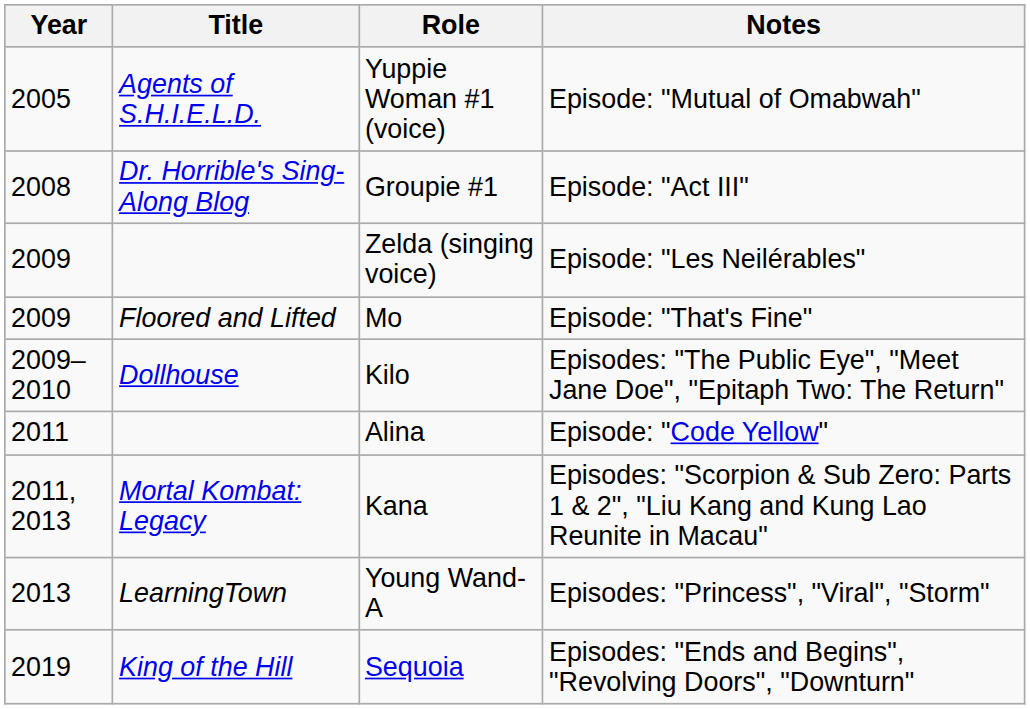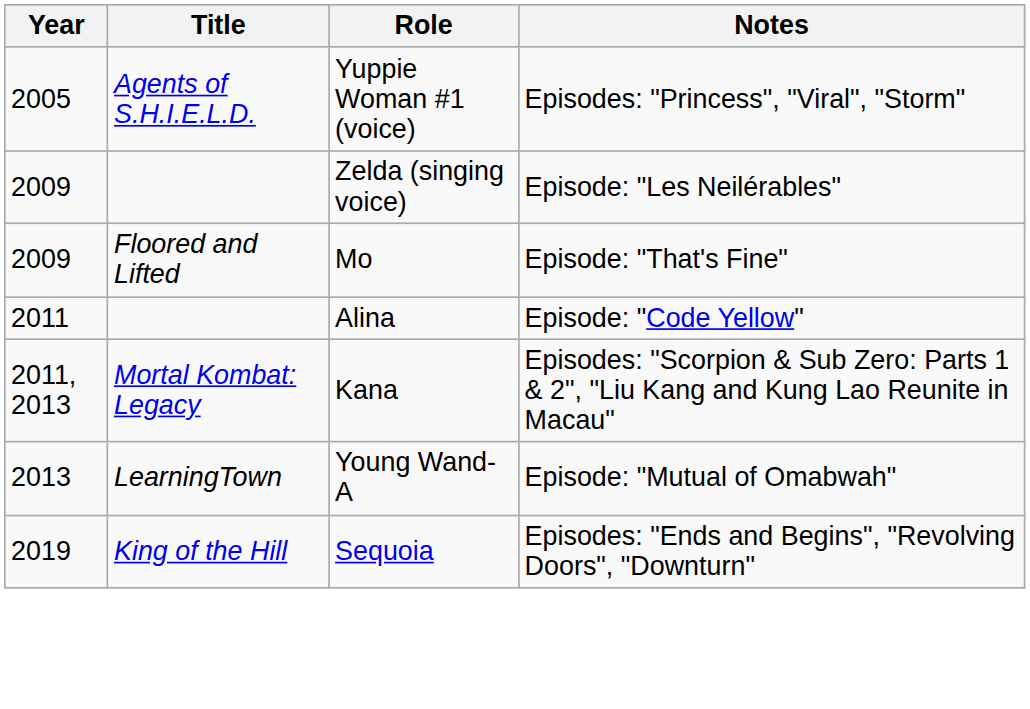(735, 98) Episode: "Mutual of Omabwah" -> (745, 98) Episodes: "Princess", "Viral", "Storm"
- row: (431, 186)
- row: (387, 375)
(769, 593) Episodes: "Princess", "Viral", "Storm" -> (710, 478) Episode: "Mutual of Omabwah"
